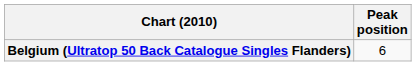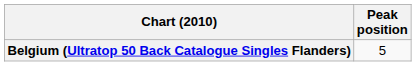(382, 50) 6 -> (382, 50) 5
